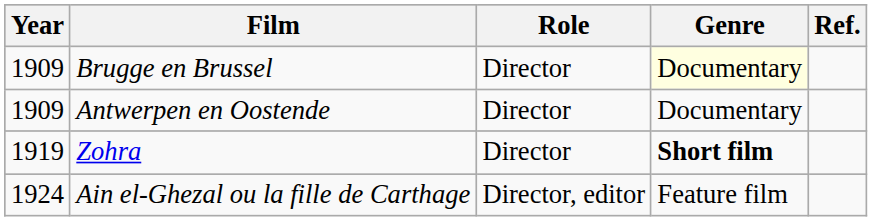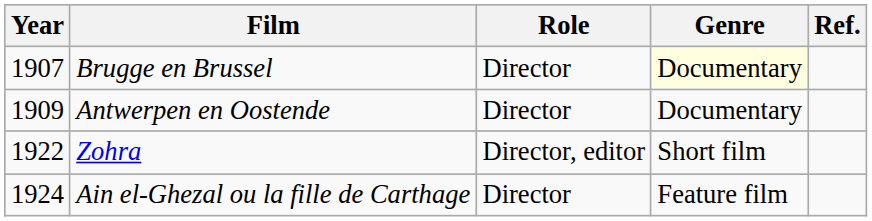(38, 67) 1909 -> (38, 67) 1907
(38, 151) 1919 -> (38, 151) 1922
(527, 151) Director -> (564, 151) Director, editor
(715, 151) bold -> (712, 151) normal
(564, 194) Director, editor -> (527, 194) Director
